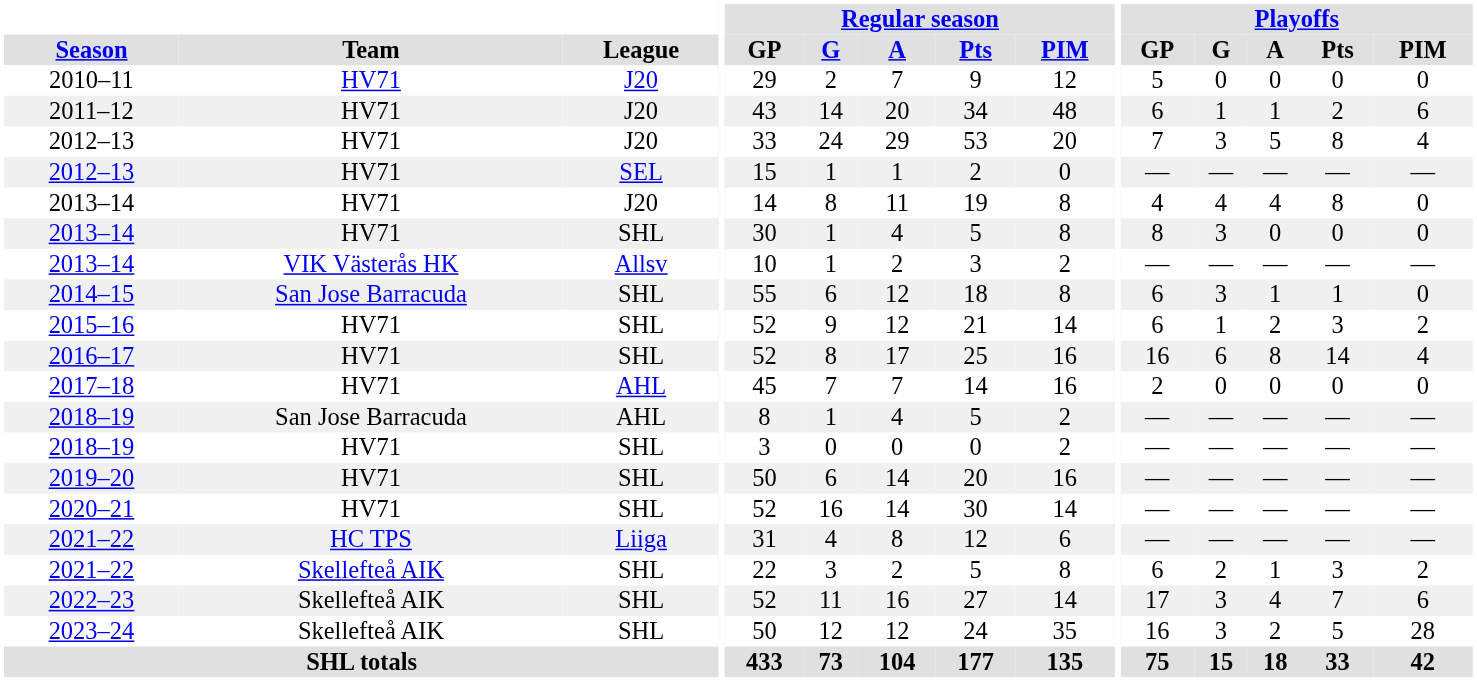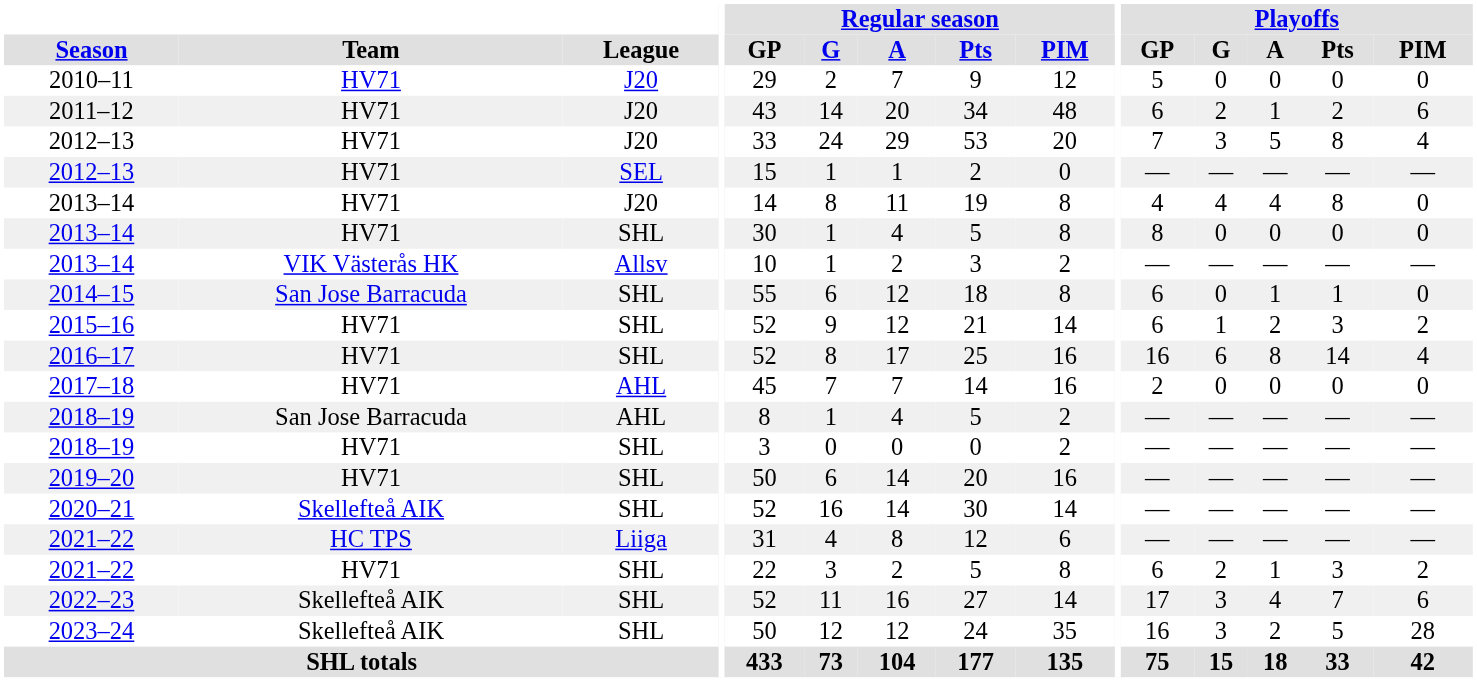(1221, 110) 1 -> (1221, 110) 2
(1221, 233) 3 -> (1221, 233) 0
(1221, 294) 3 -> (1221, 294) 0
(371, 508) HV71 -> (371, 508) Skellefteå AIK
(371, 569) Skellefteå AIK -> (371, 569) HV71
